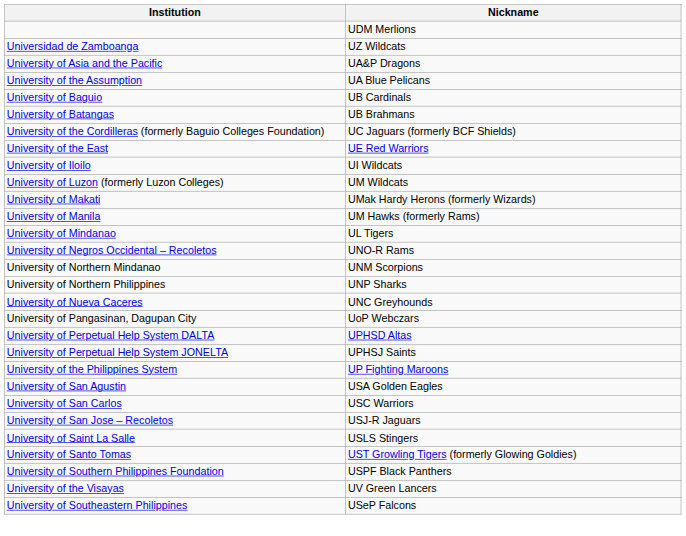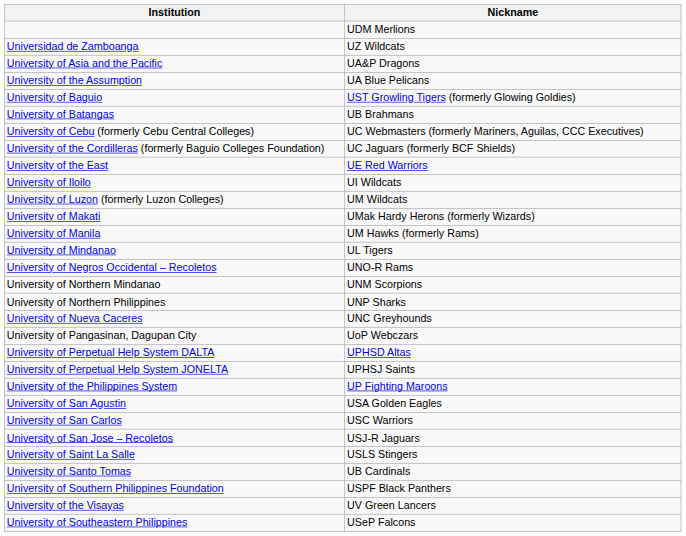(379, 98) UB Cardinals -> (461, 98) UST Growling Tigers (formerly Glowing Goldies)
+ row: (130, 132)
(462, 455) UST Growling Tigers (formerly Glowing Goldies) -> (379, 472) UB Cardinals
